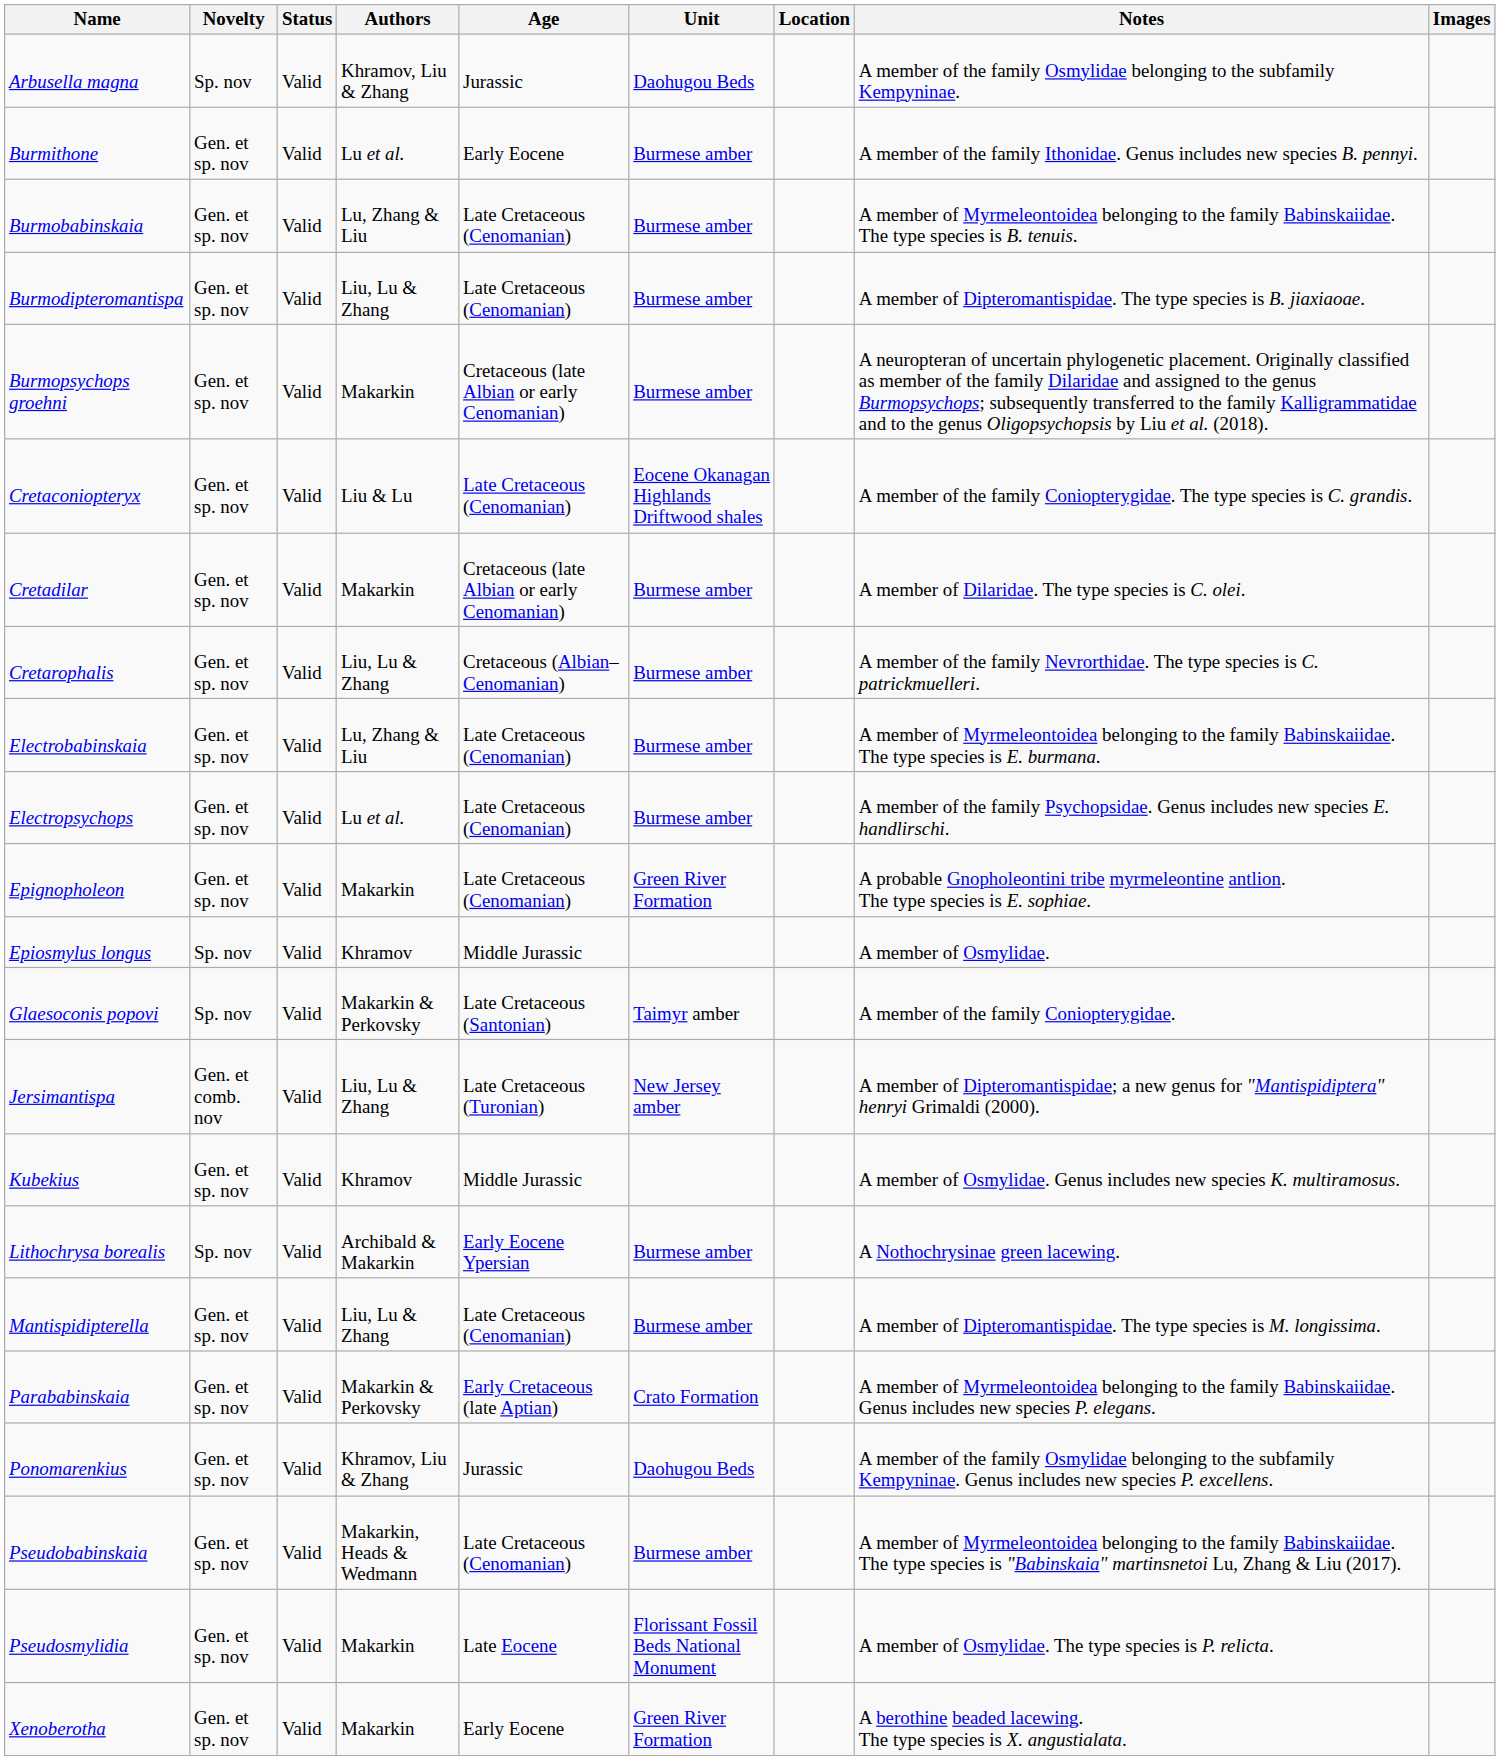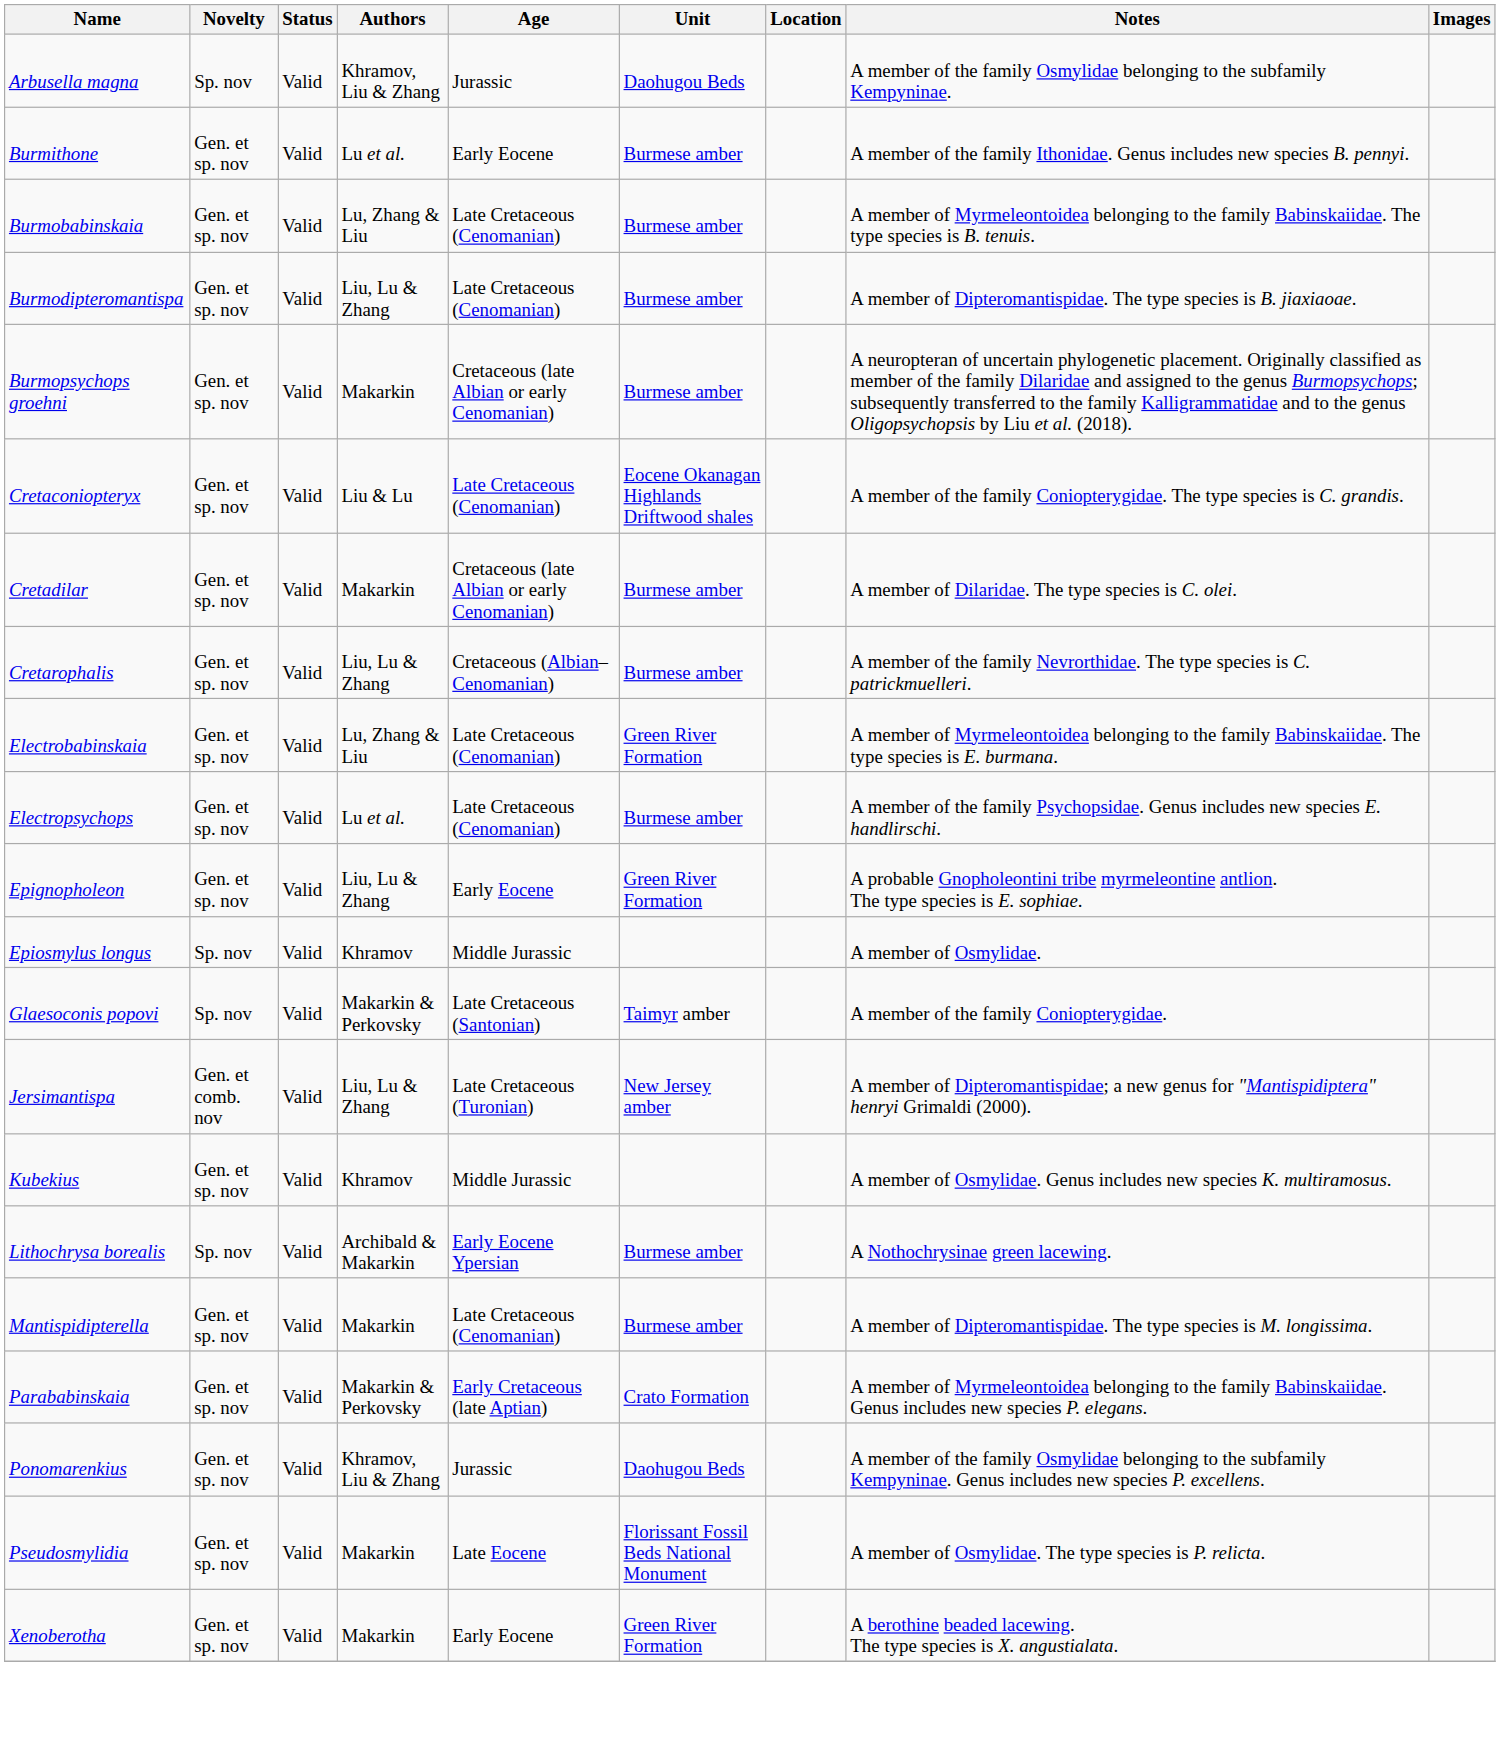(693, 745) Burmese amber -> (670, 745) Green River Formation
(378, 890) Makarkin -> (379, 890) Liu, Lu & Zhang
(524, 890) Late Cretaceous (Cenomanian) -> (503, 890) Early Eocene
(379, 1324) Liu, Lu & Zhang -> (378, 1324) Makarkin
- row: (78, 1552)
